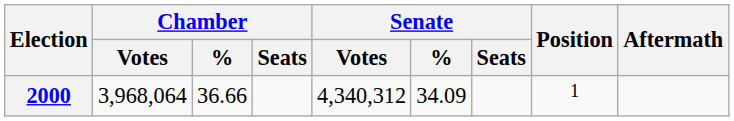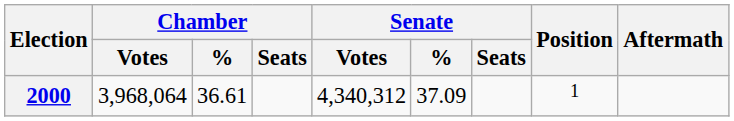(222, 95) 36.66 -> (222, 95) 36.61
(441, 95) 34.09 -> (441, 95) 37.09
